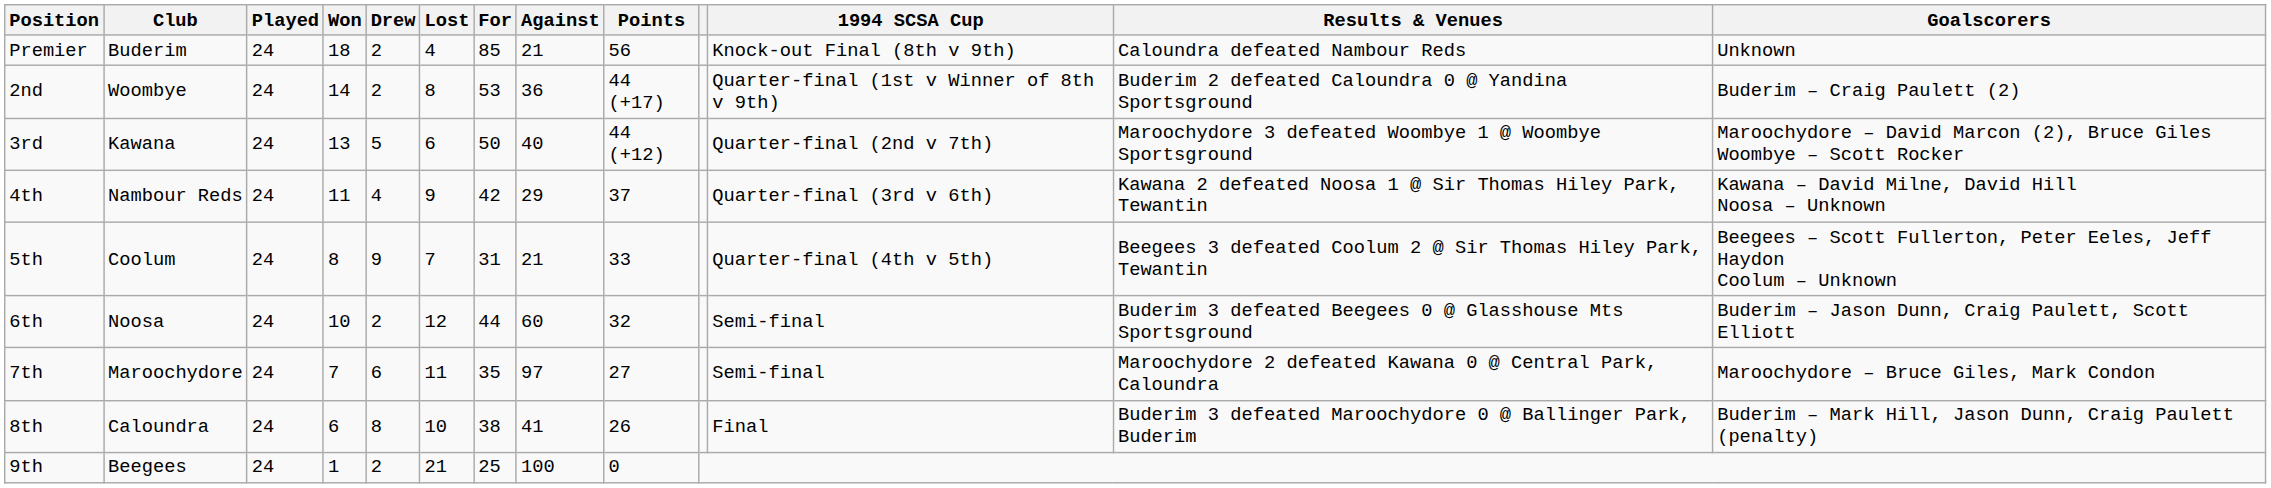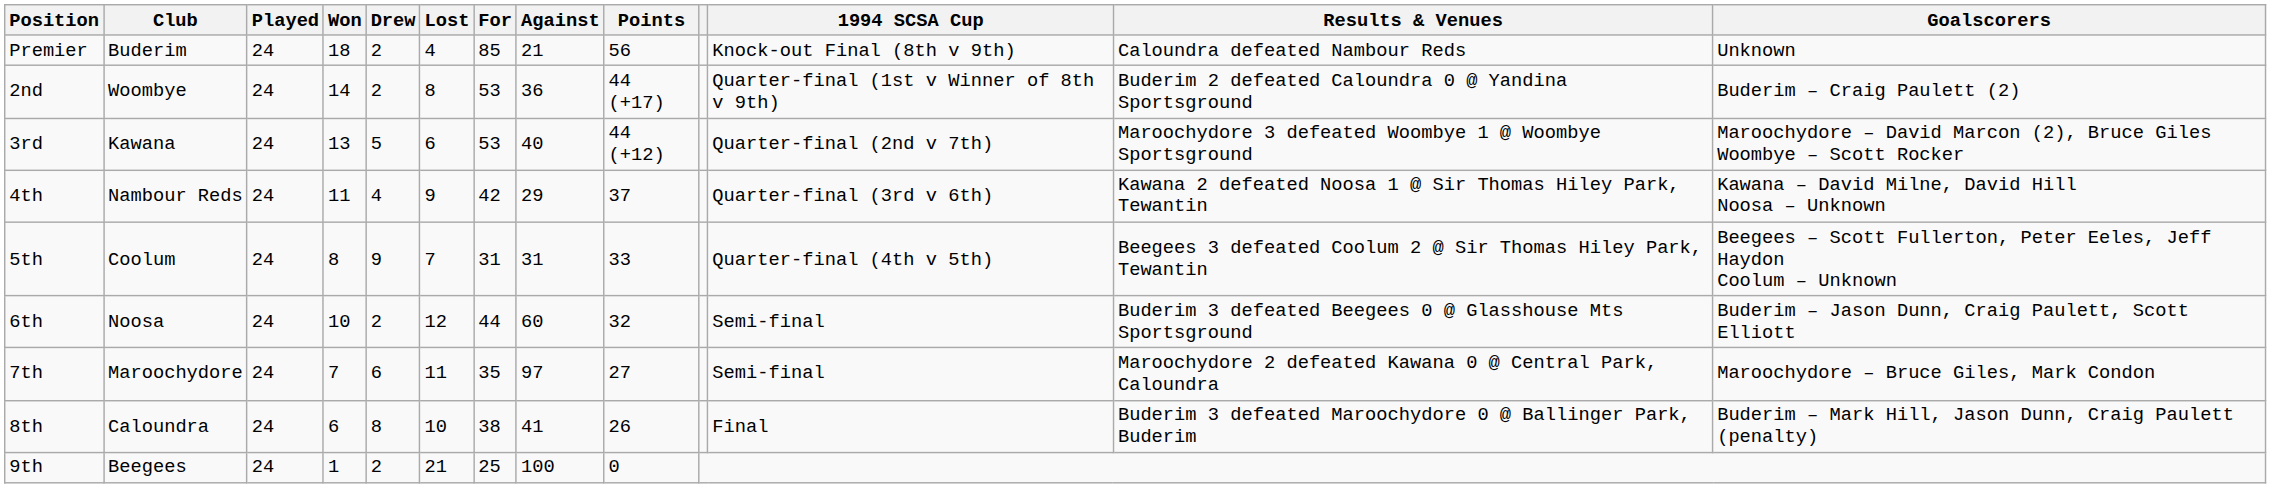(490, 144) 50 -> (490, 144) 53
(532, 259) 21 -> (532, 259) 31
